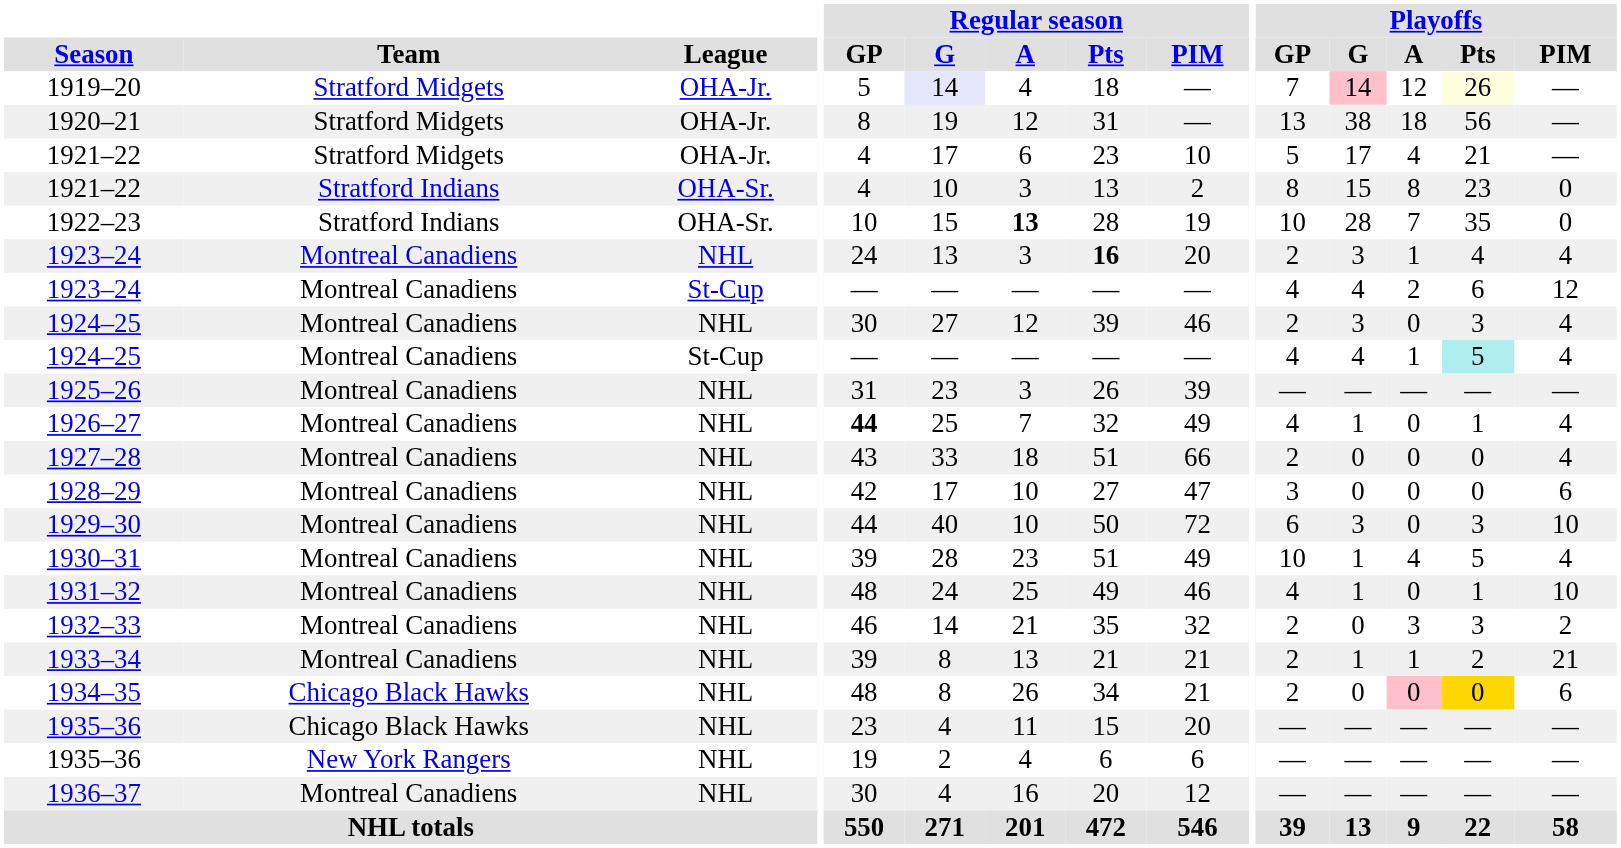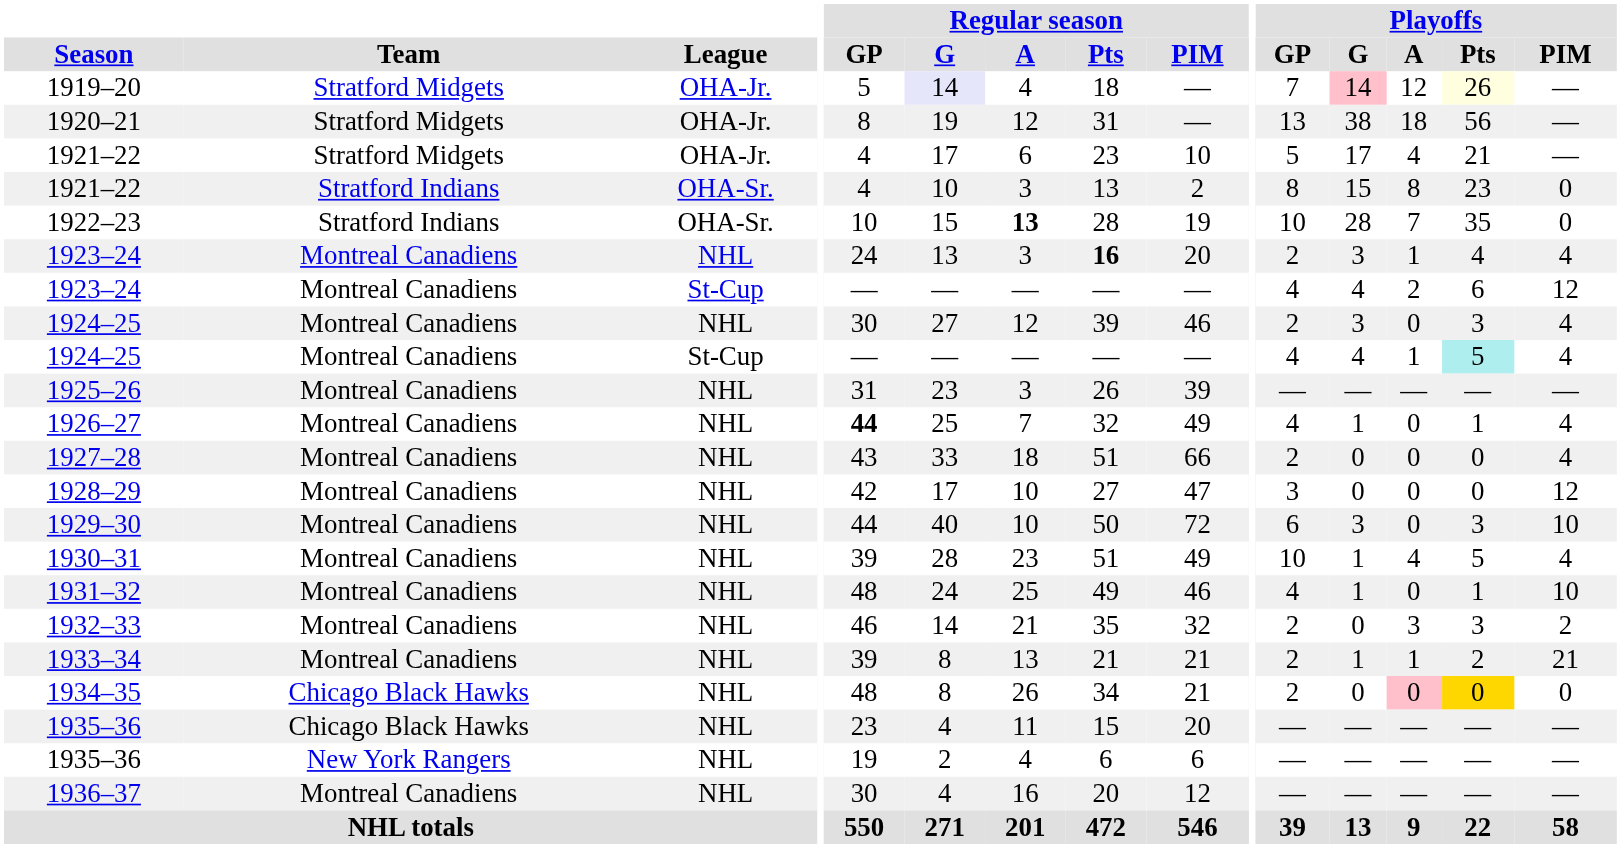(1565, 490) 6 -> (1565, 490) 12
(1565, 692) 6 -> (1565, 692) 0
